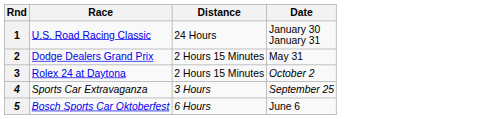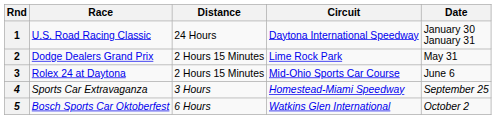+ column: (344, 13)
(292, 74) October 2 -> (439, 74) June 6
(285, 106) June 6 -> (446, 106) October 2
